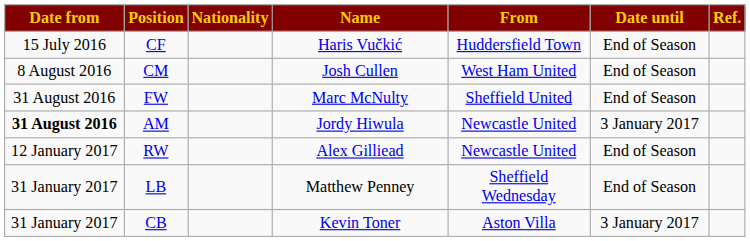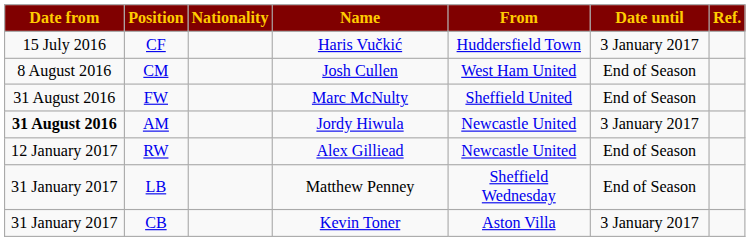(650, 44) End of Season -> (650, 44) 3 January 2017
